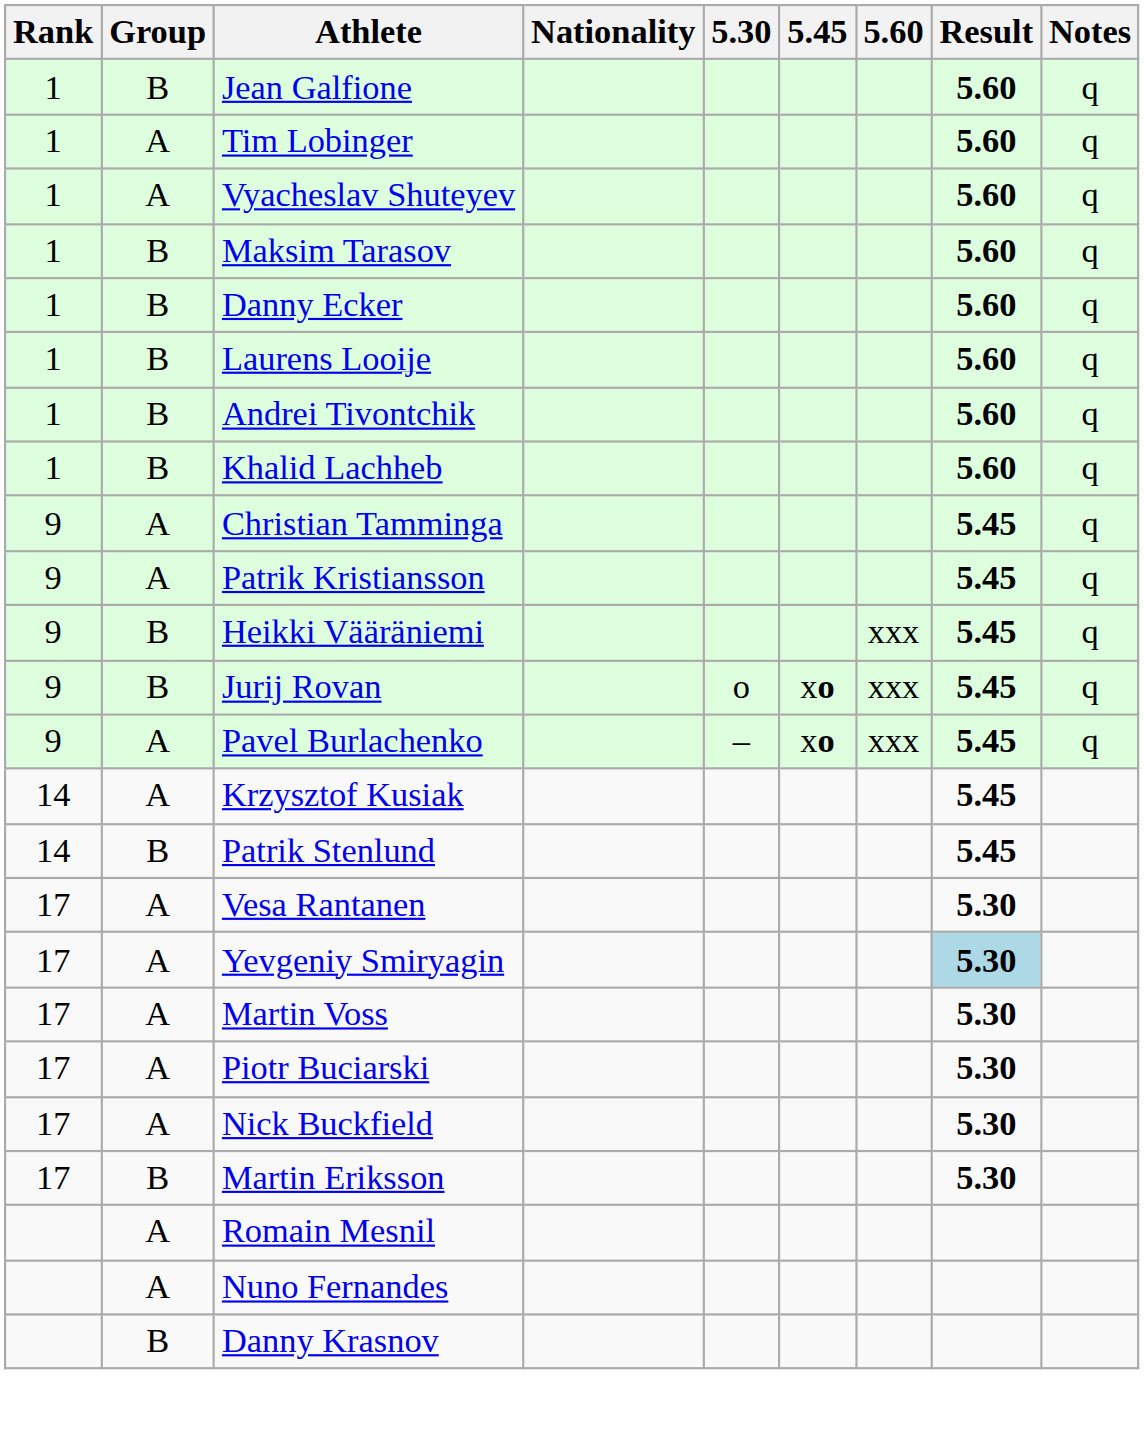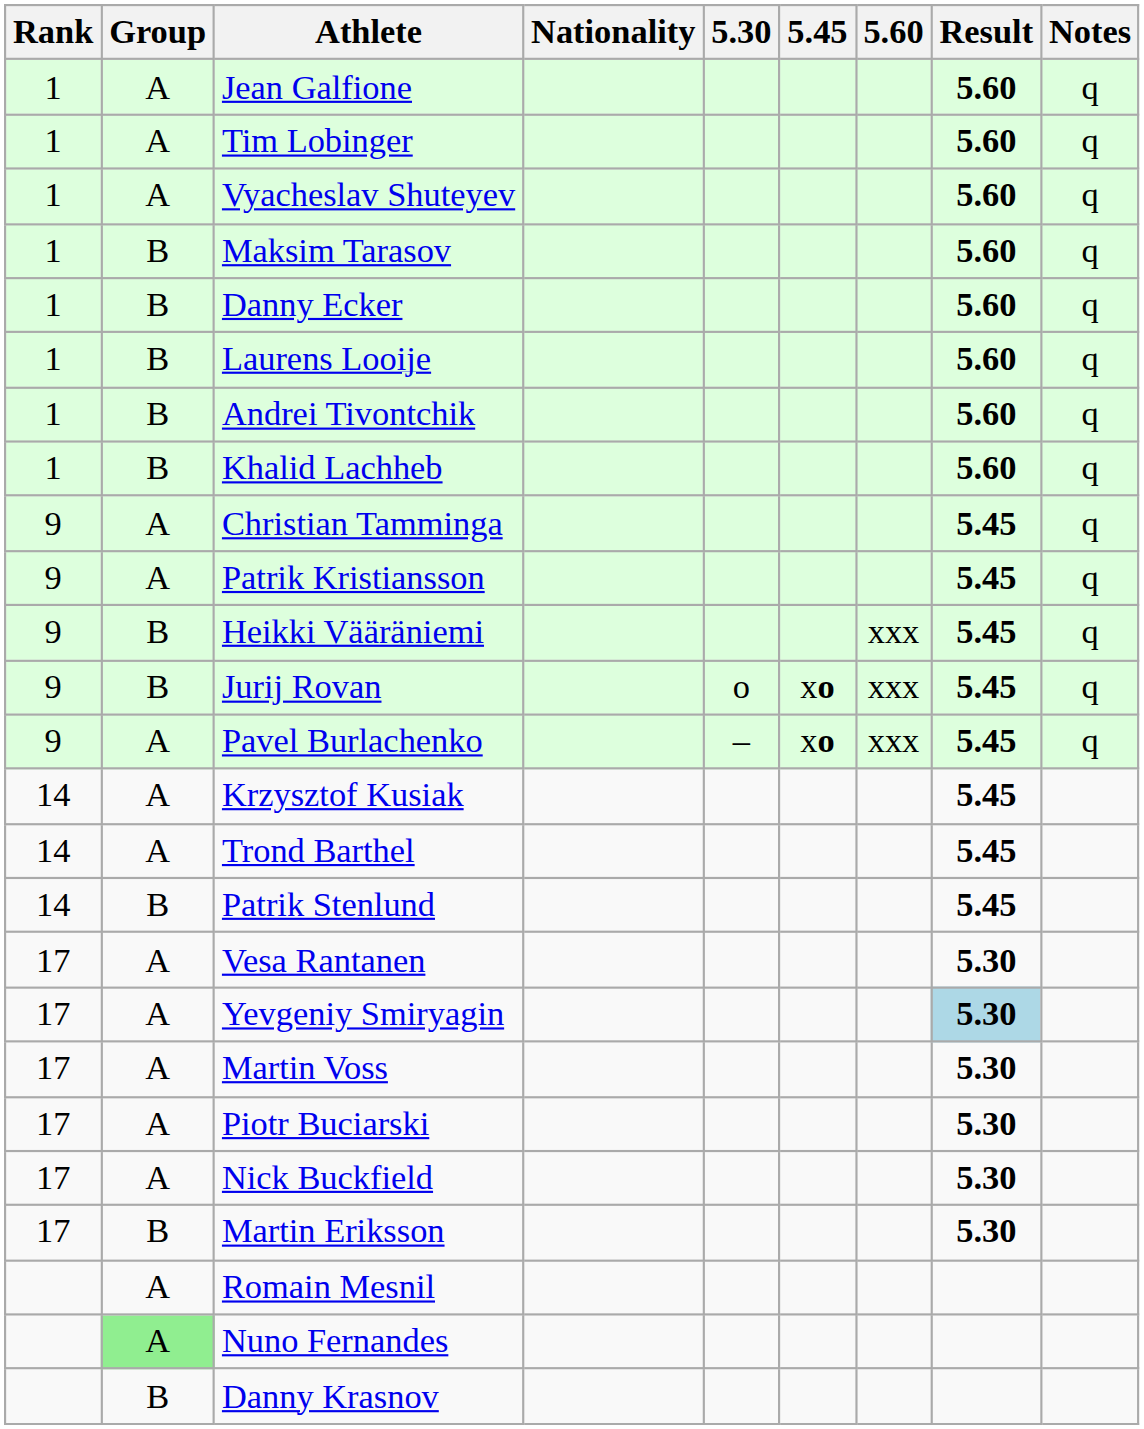(158, 86) B -> (158, 86) A
+ row: (318, 850)
(158, 1286) no background -> (158, 1341) lightgreen background
